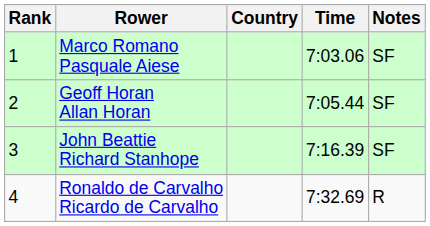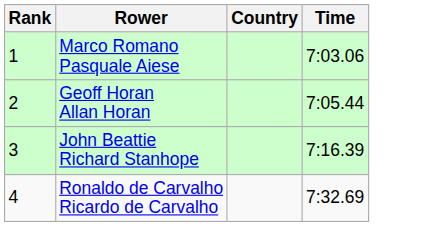- column: (396, 18)
